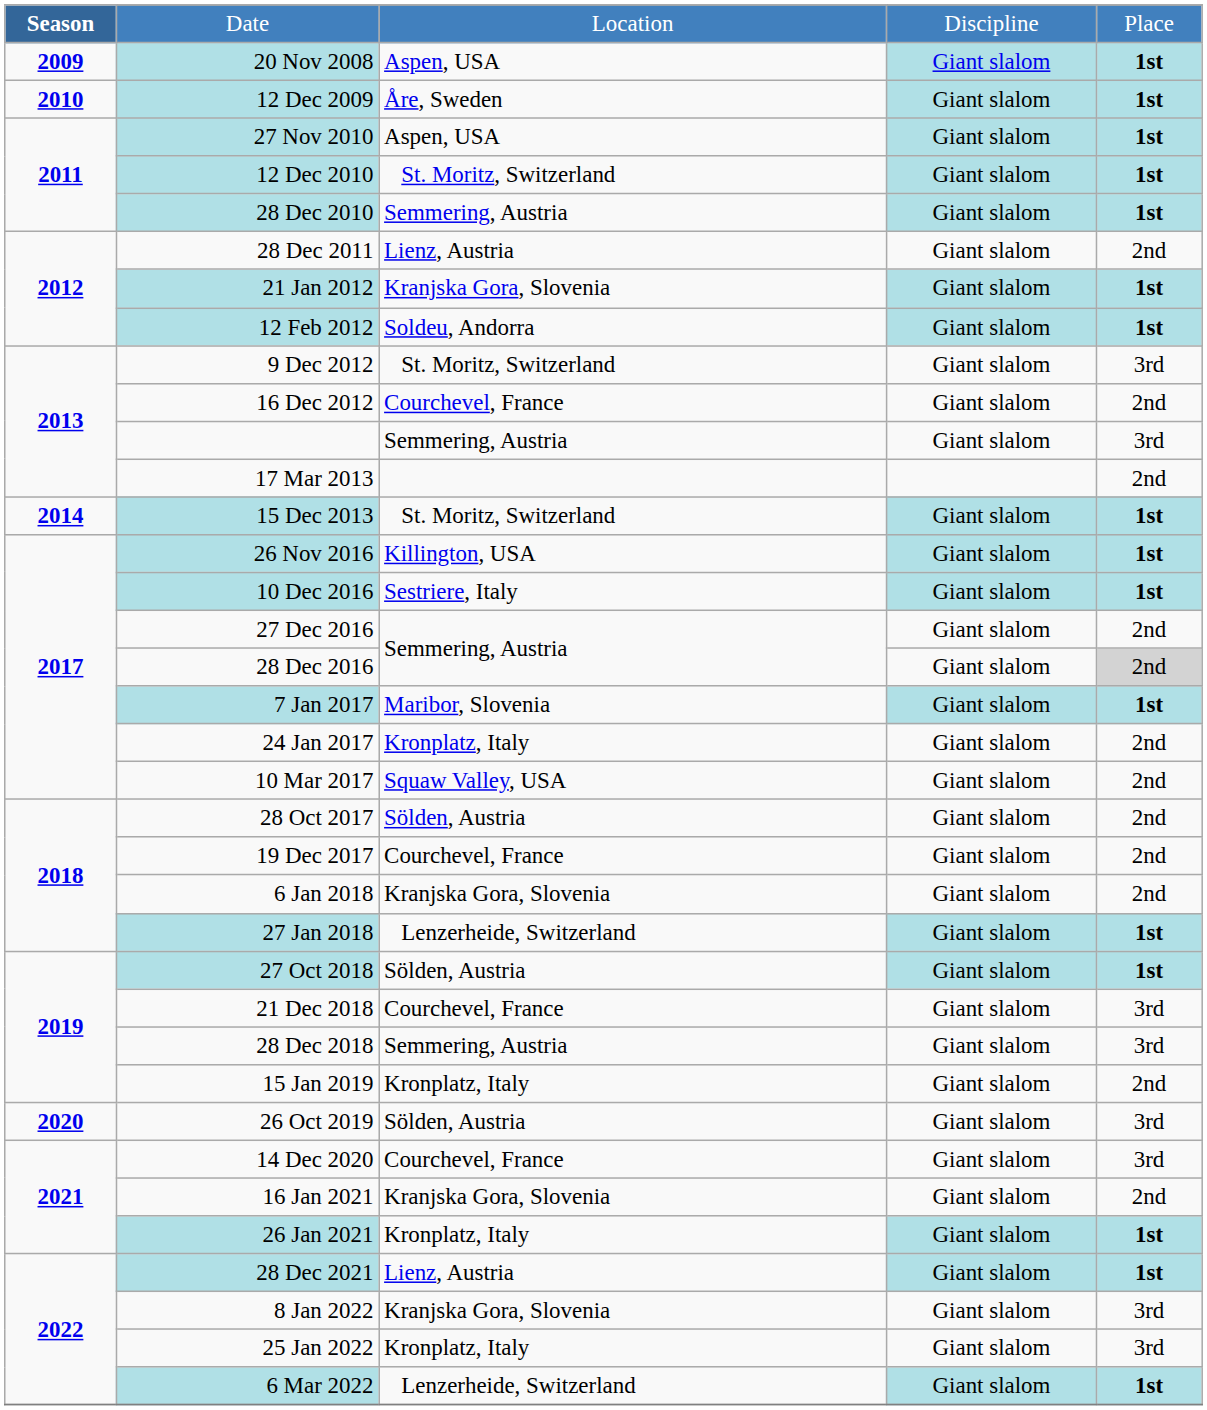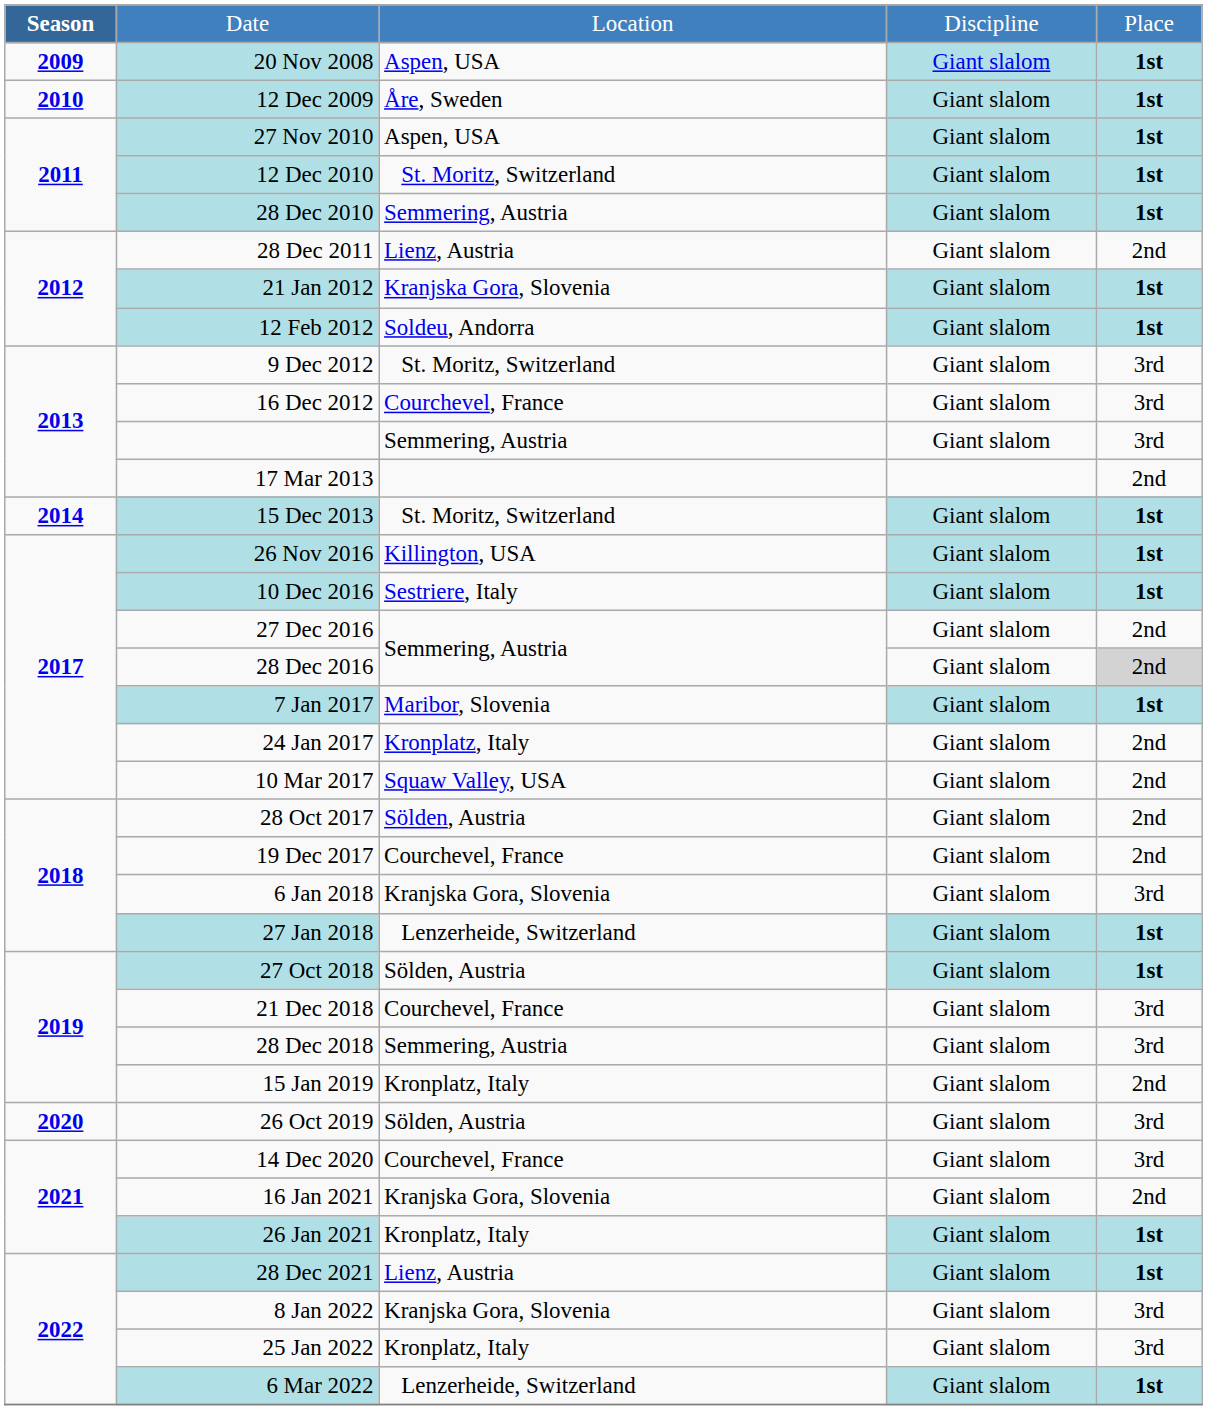(1149, 402) 2nd -> (1149, 402) 3rd
(1149, 894) 2nd -> (1149, 894) 3rd
